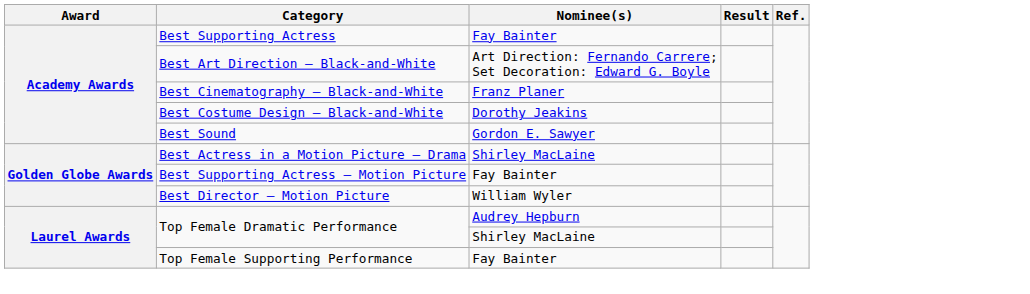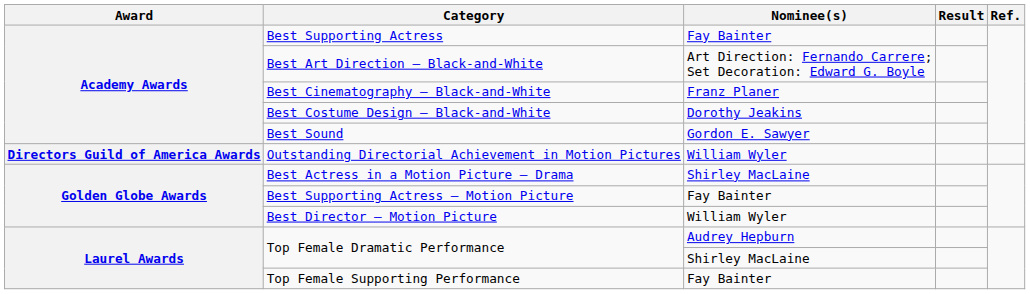+ row: (474, 154)
